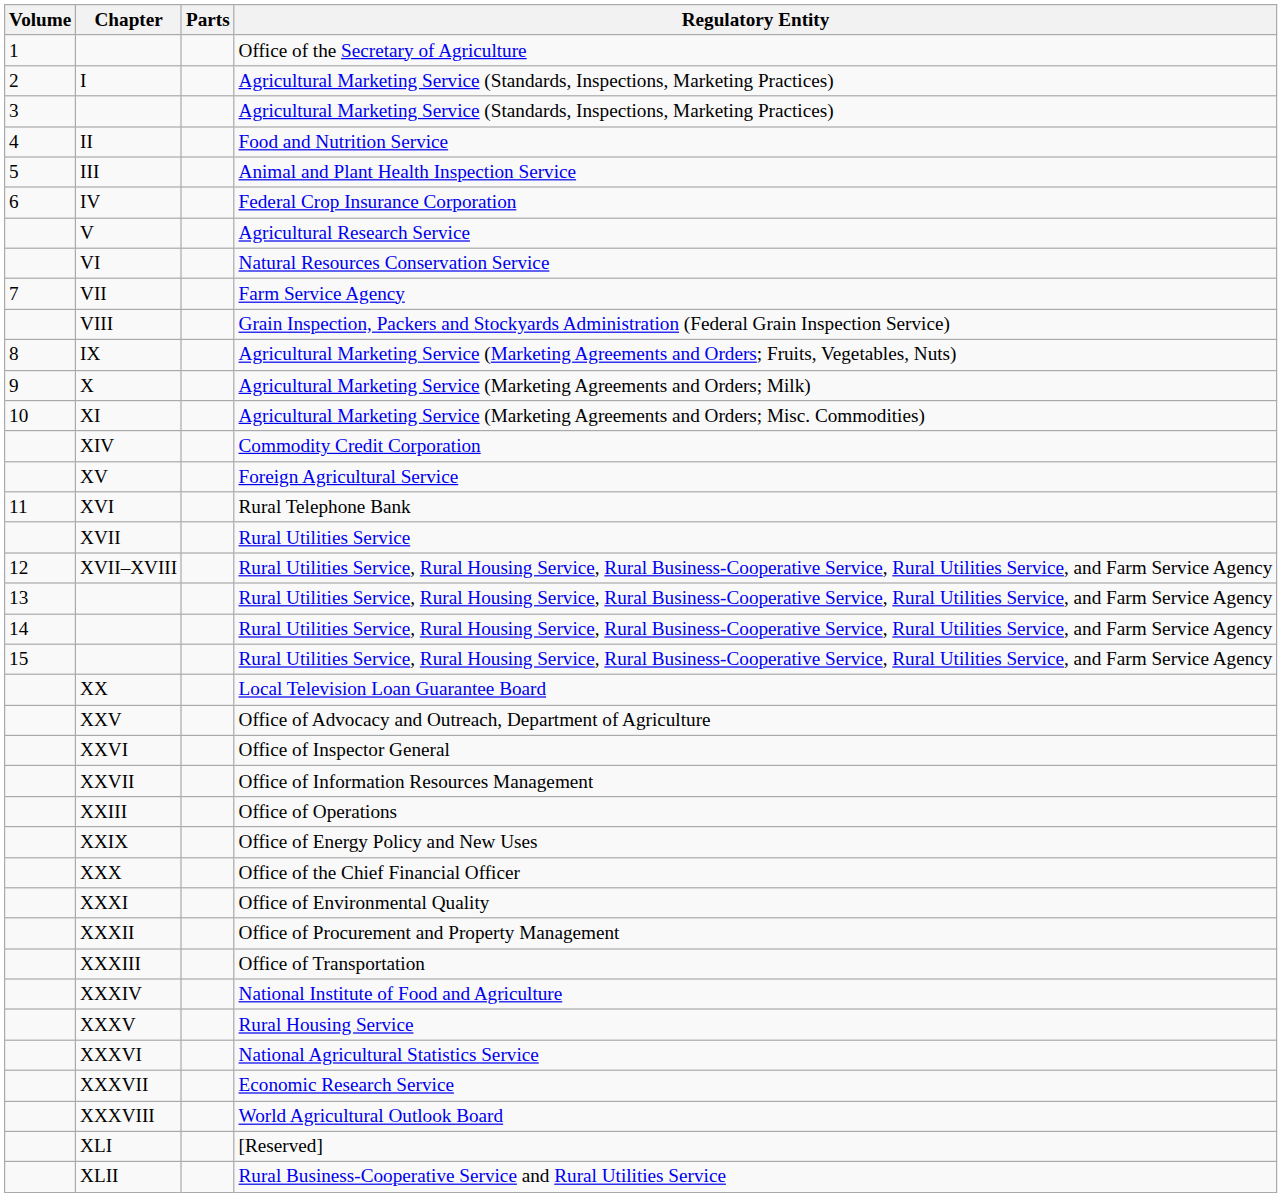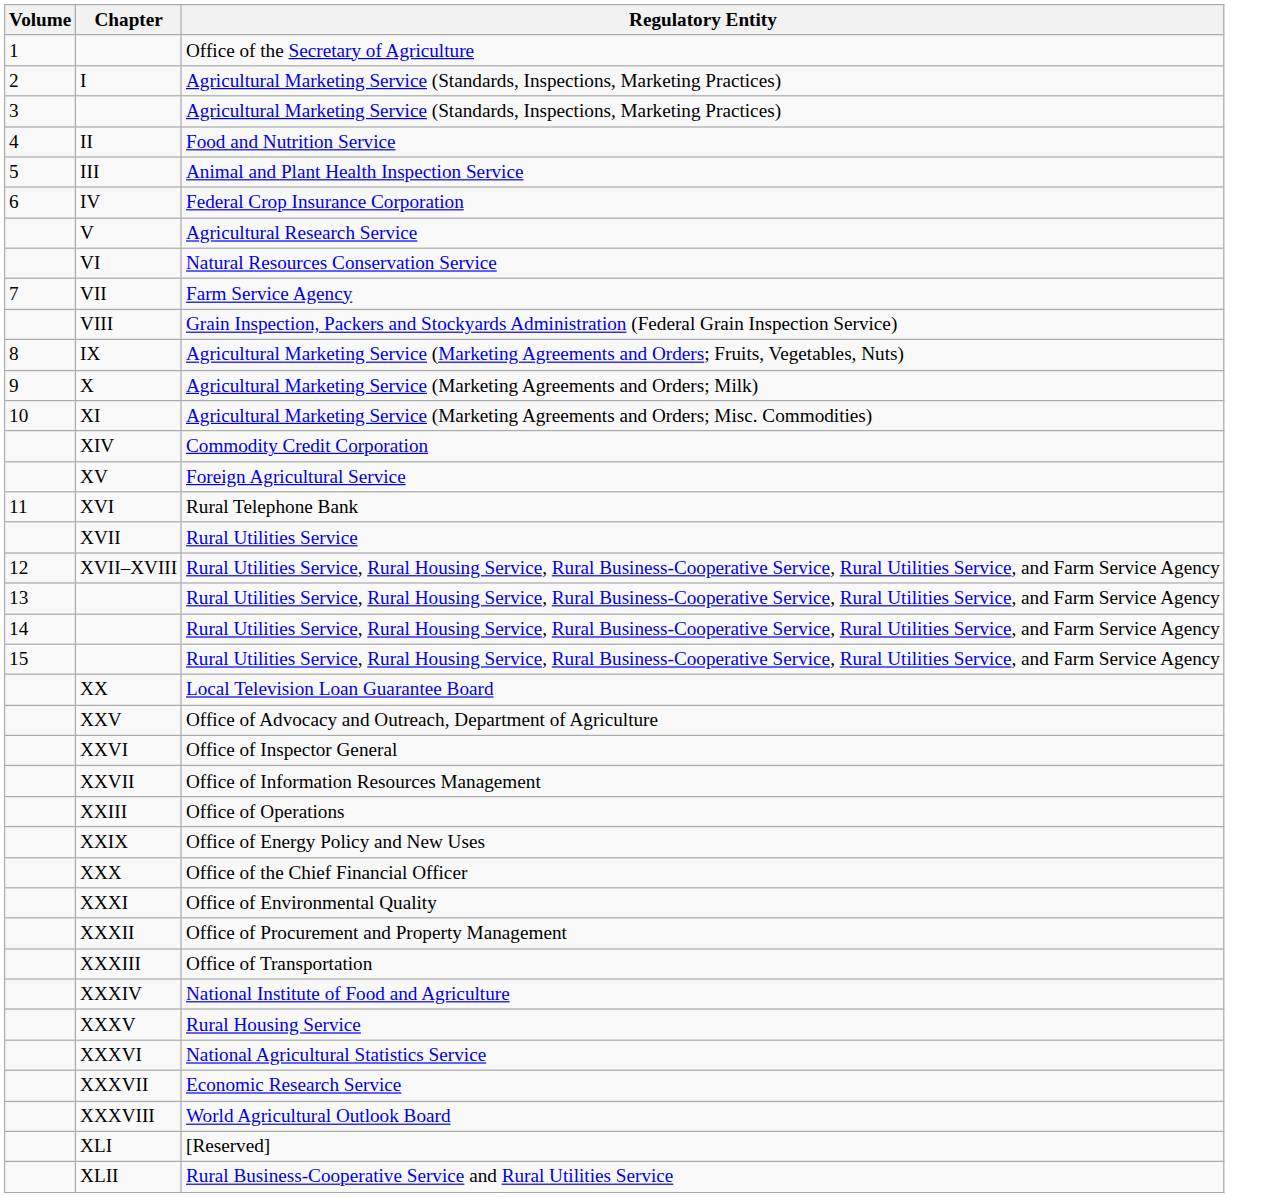- column: (208, 19)
